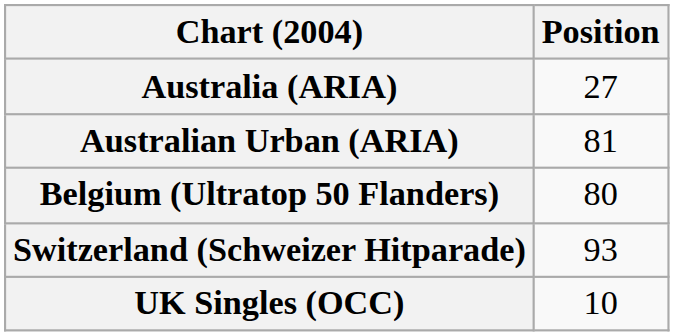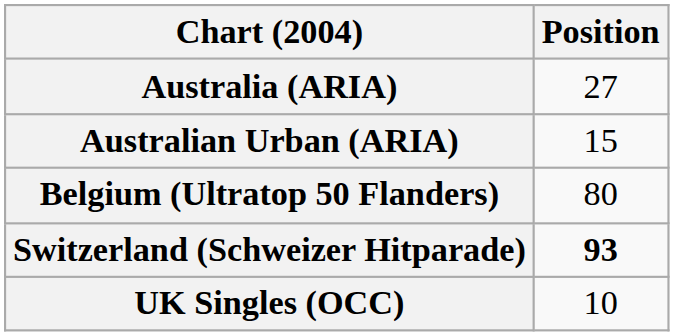(601, 140) 81 -> (601, 140) 15
(601, 248) normal -> (601, 248) bold
